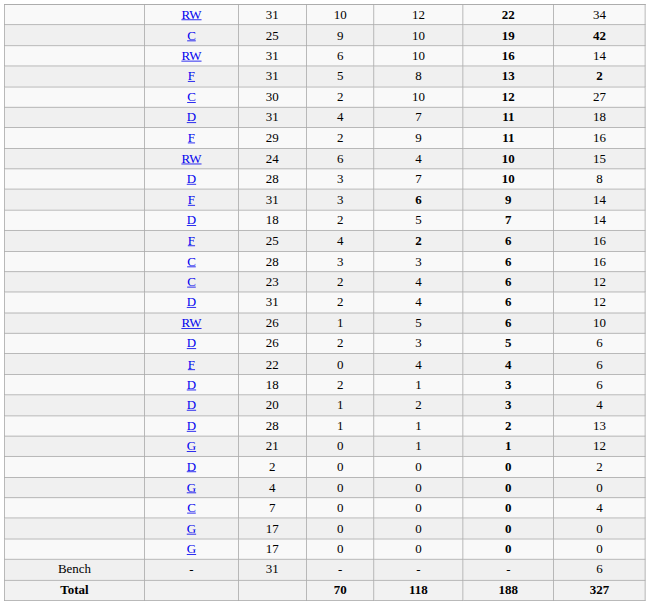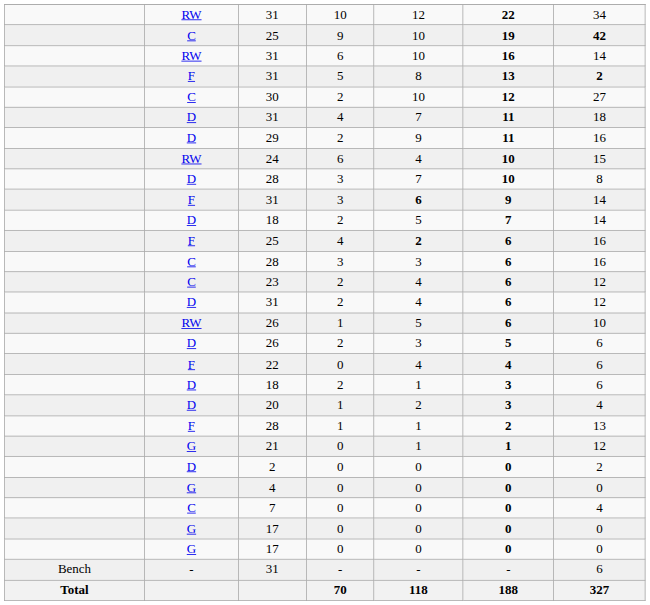(191, 138) F -> (191, 138) D
(191, 425) D -> (191, 425) F
